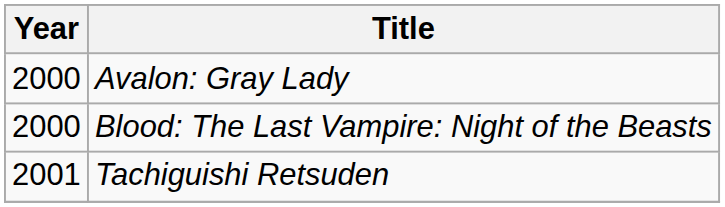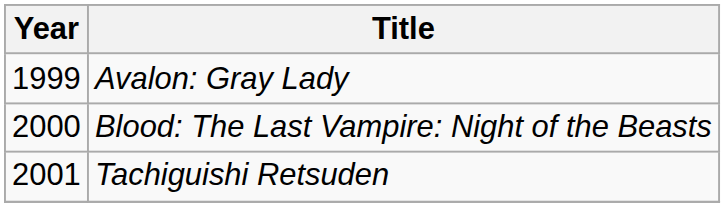(46, 77) 2000 -> (46, 77) 1999
